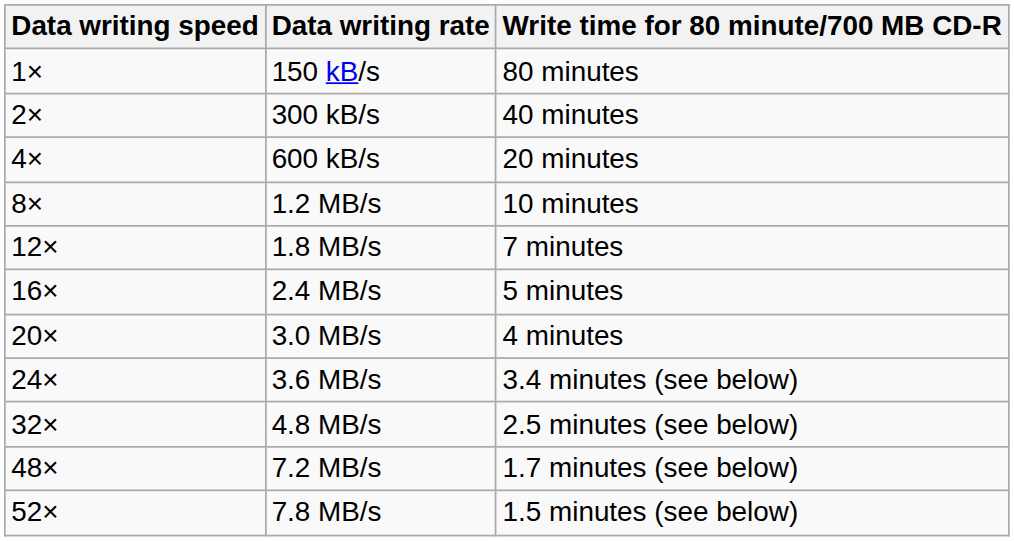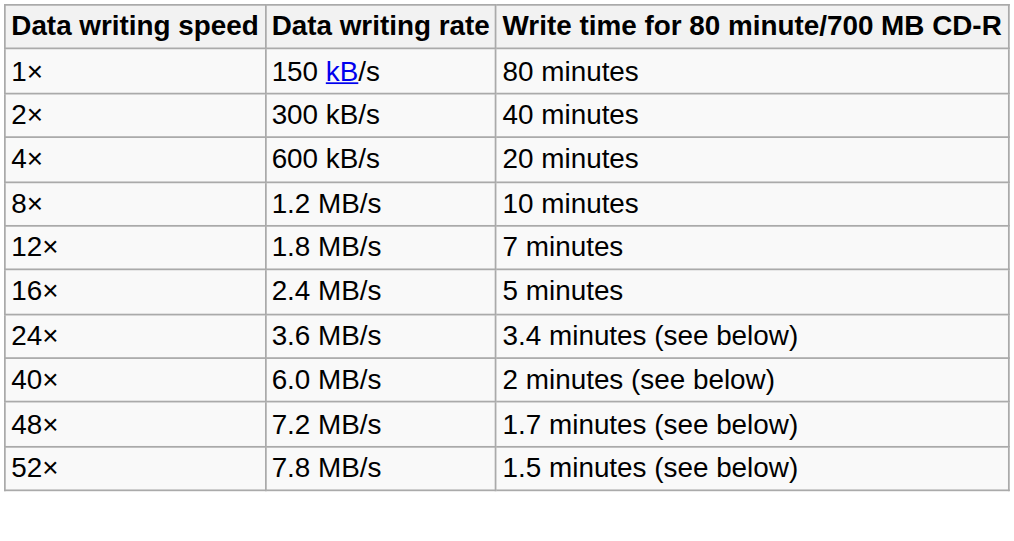- row: (327, 335)
- row: (327, 423)
+ row: (327, 379)
